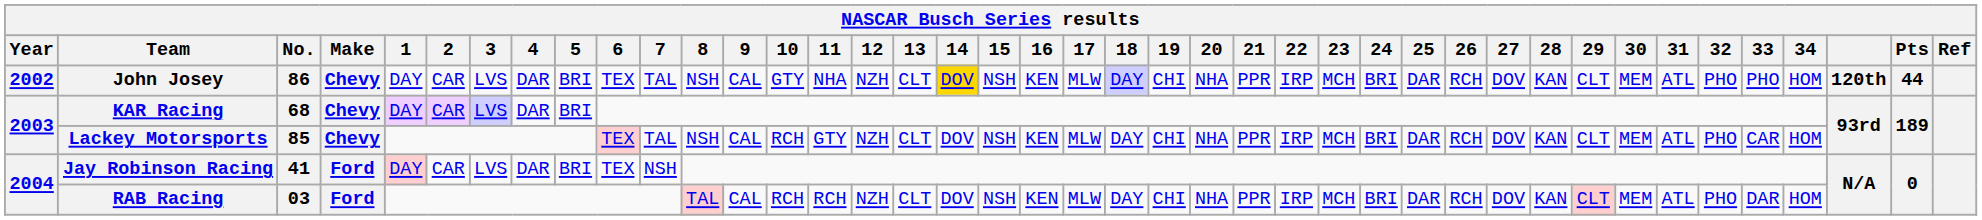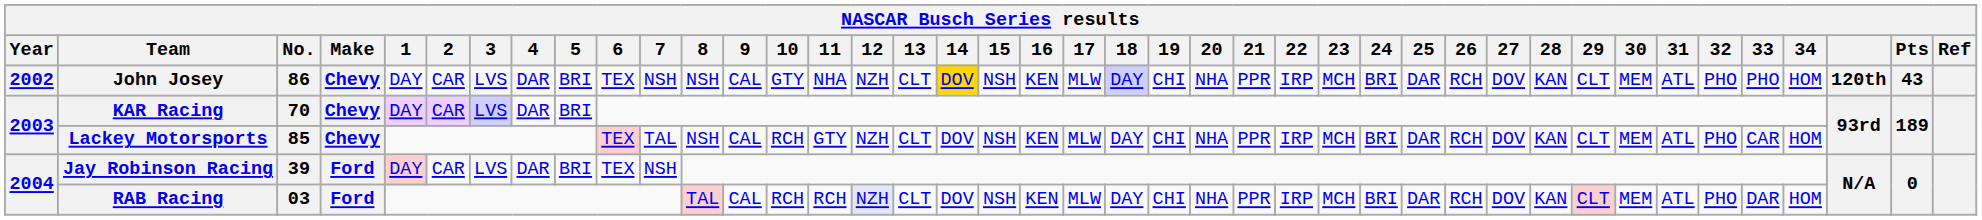(660, 80) TAL -> (660, 80) NSH
(1912, 80) 44 -> (1912, 80) 43
(299, 110) 68 -> (299, 110) 70
(299, 170) 41 -> (299, 170) 39
(872, 200) no background -> (872, 200) lavender background
